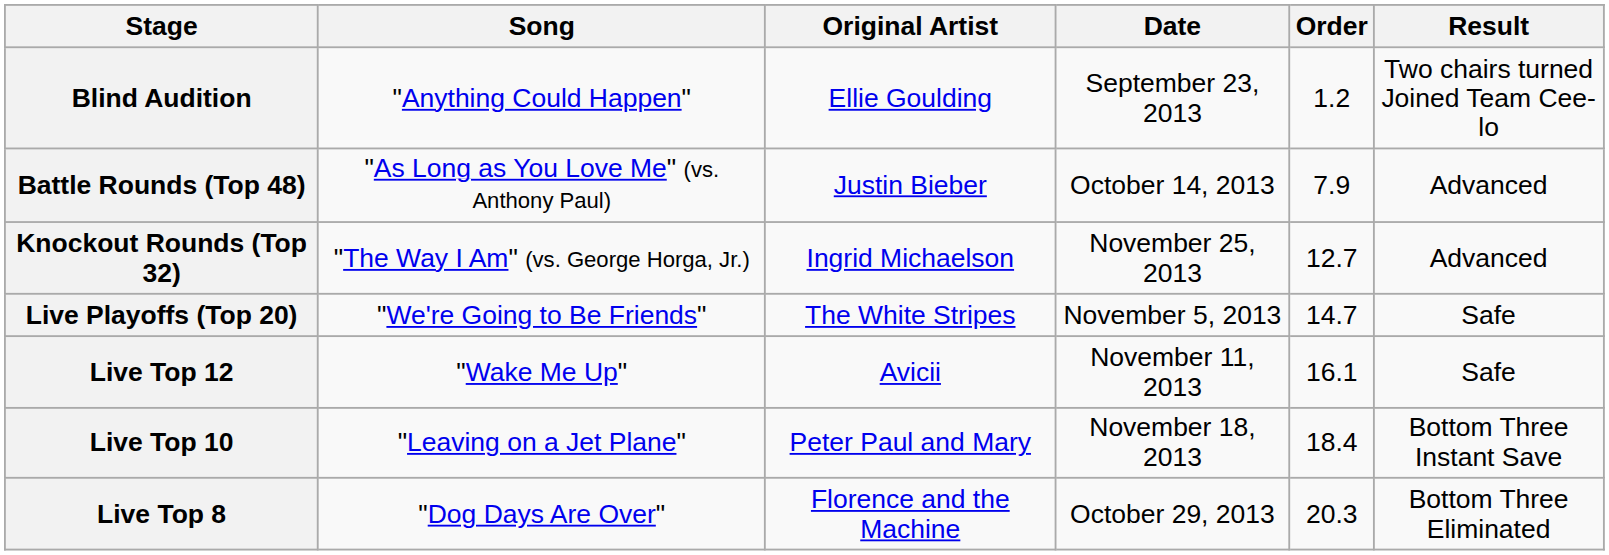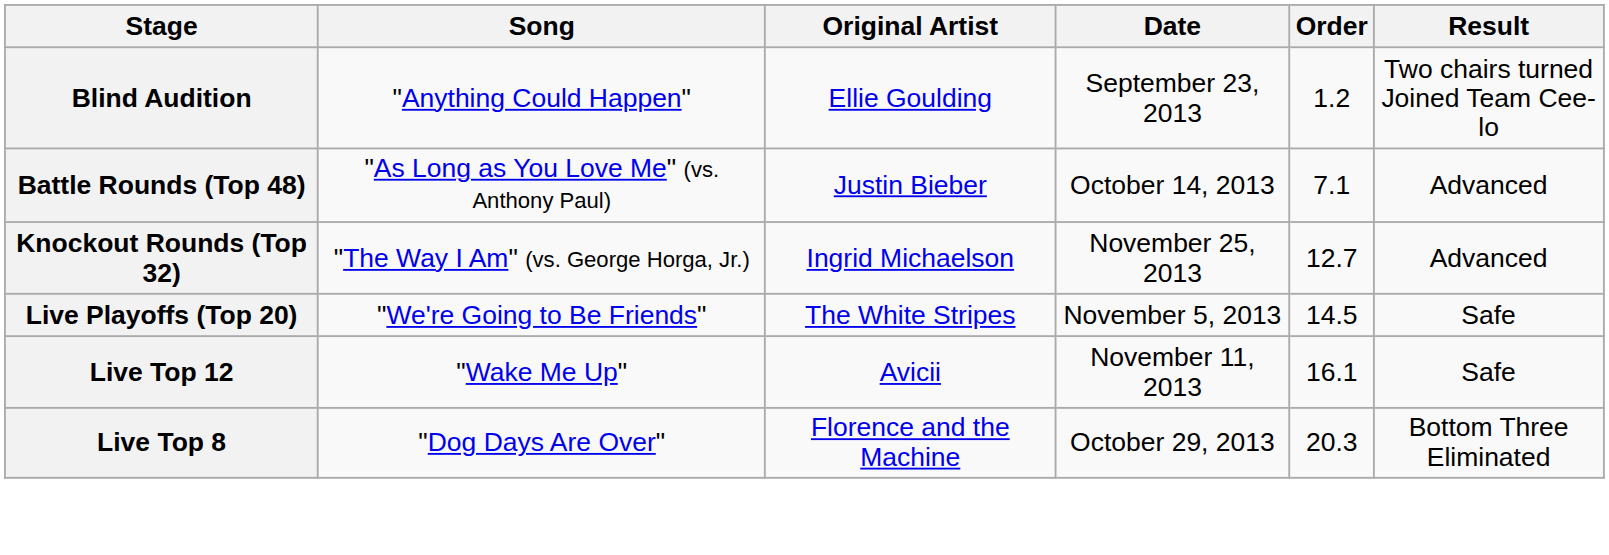(1332, 185) 7.9 -> (1332, 185) 7.1
(1332, 315) 14.7 -> (1332, 315) 14.5
- row: (162, 443)
